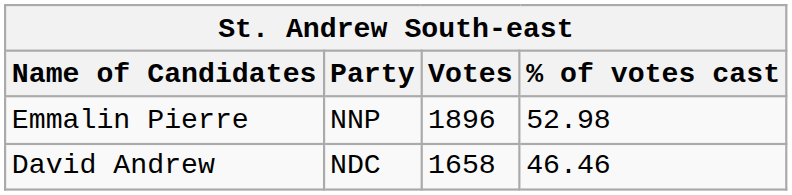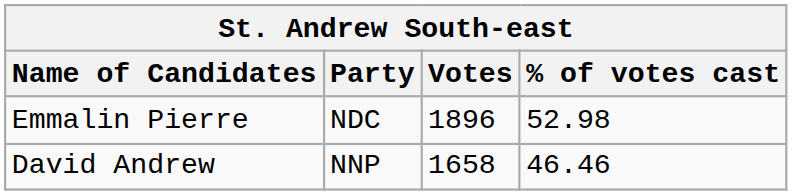(355, 120) NNP -> (355, 120) NDC
(355, 166) NDC -> (355, 166) NNP
